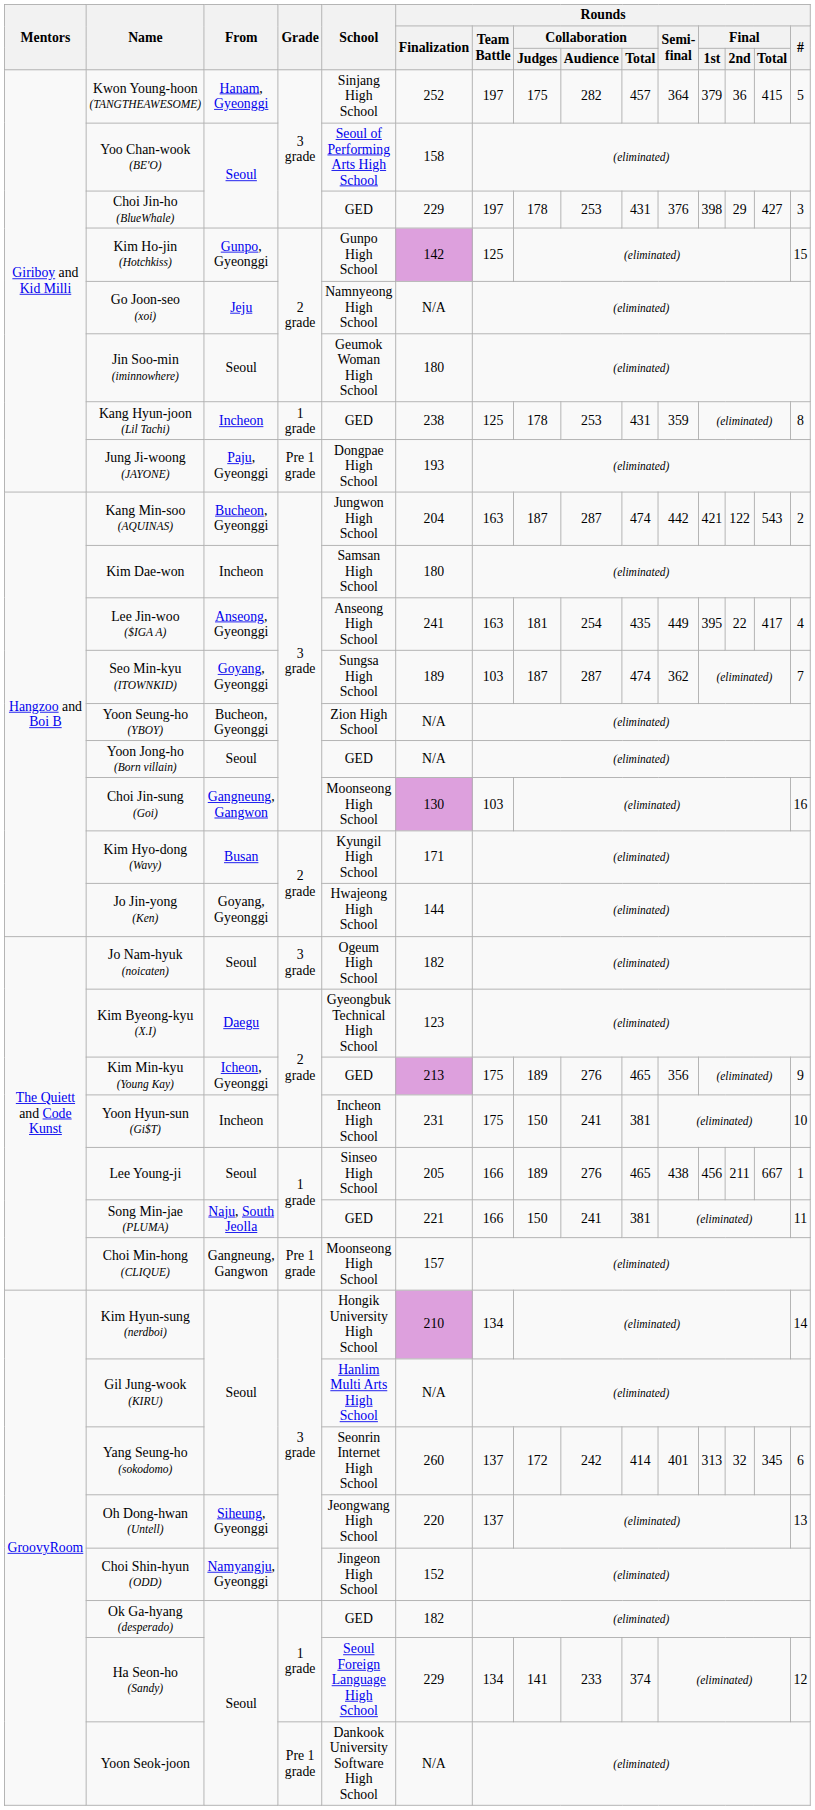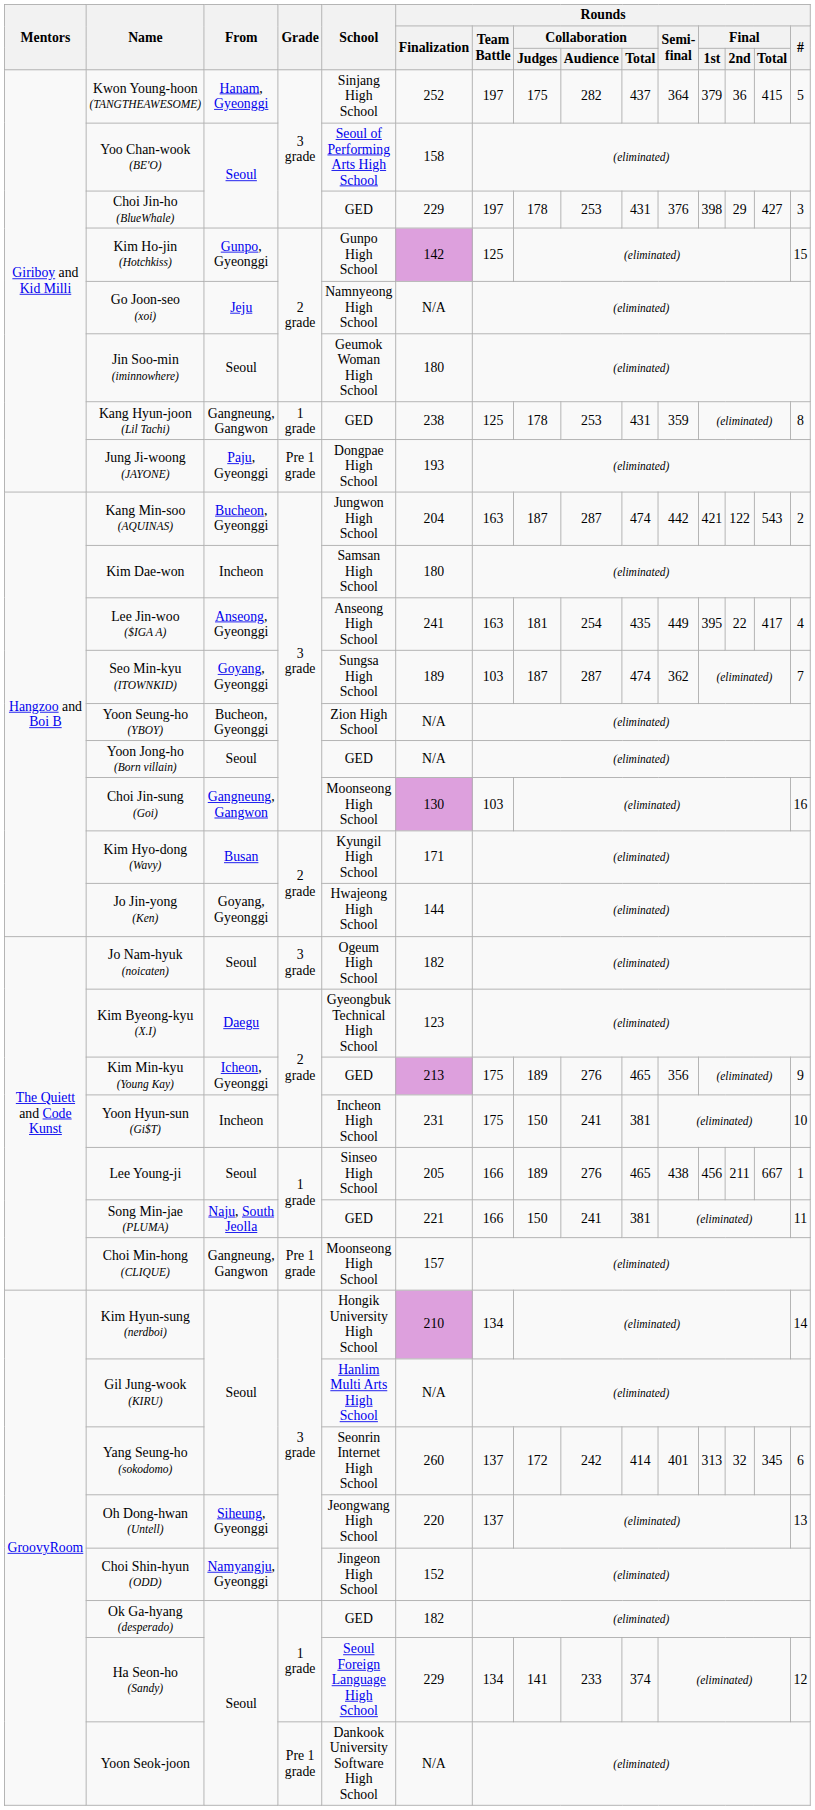(640, 96) 457 -> (640, 96) 437
(241, 420) Incheon -> (241, 420) Gangneung, Gangwon
